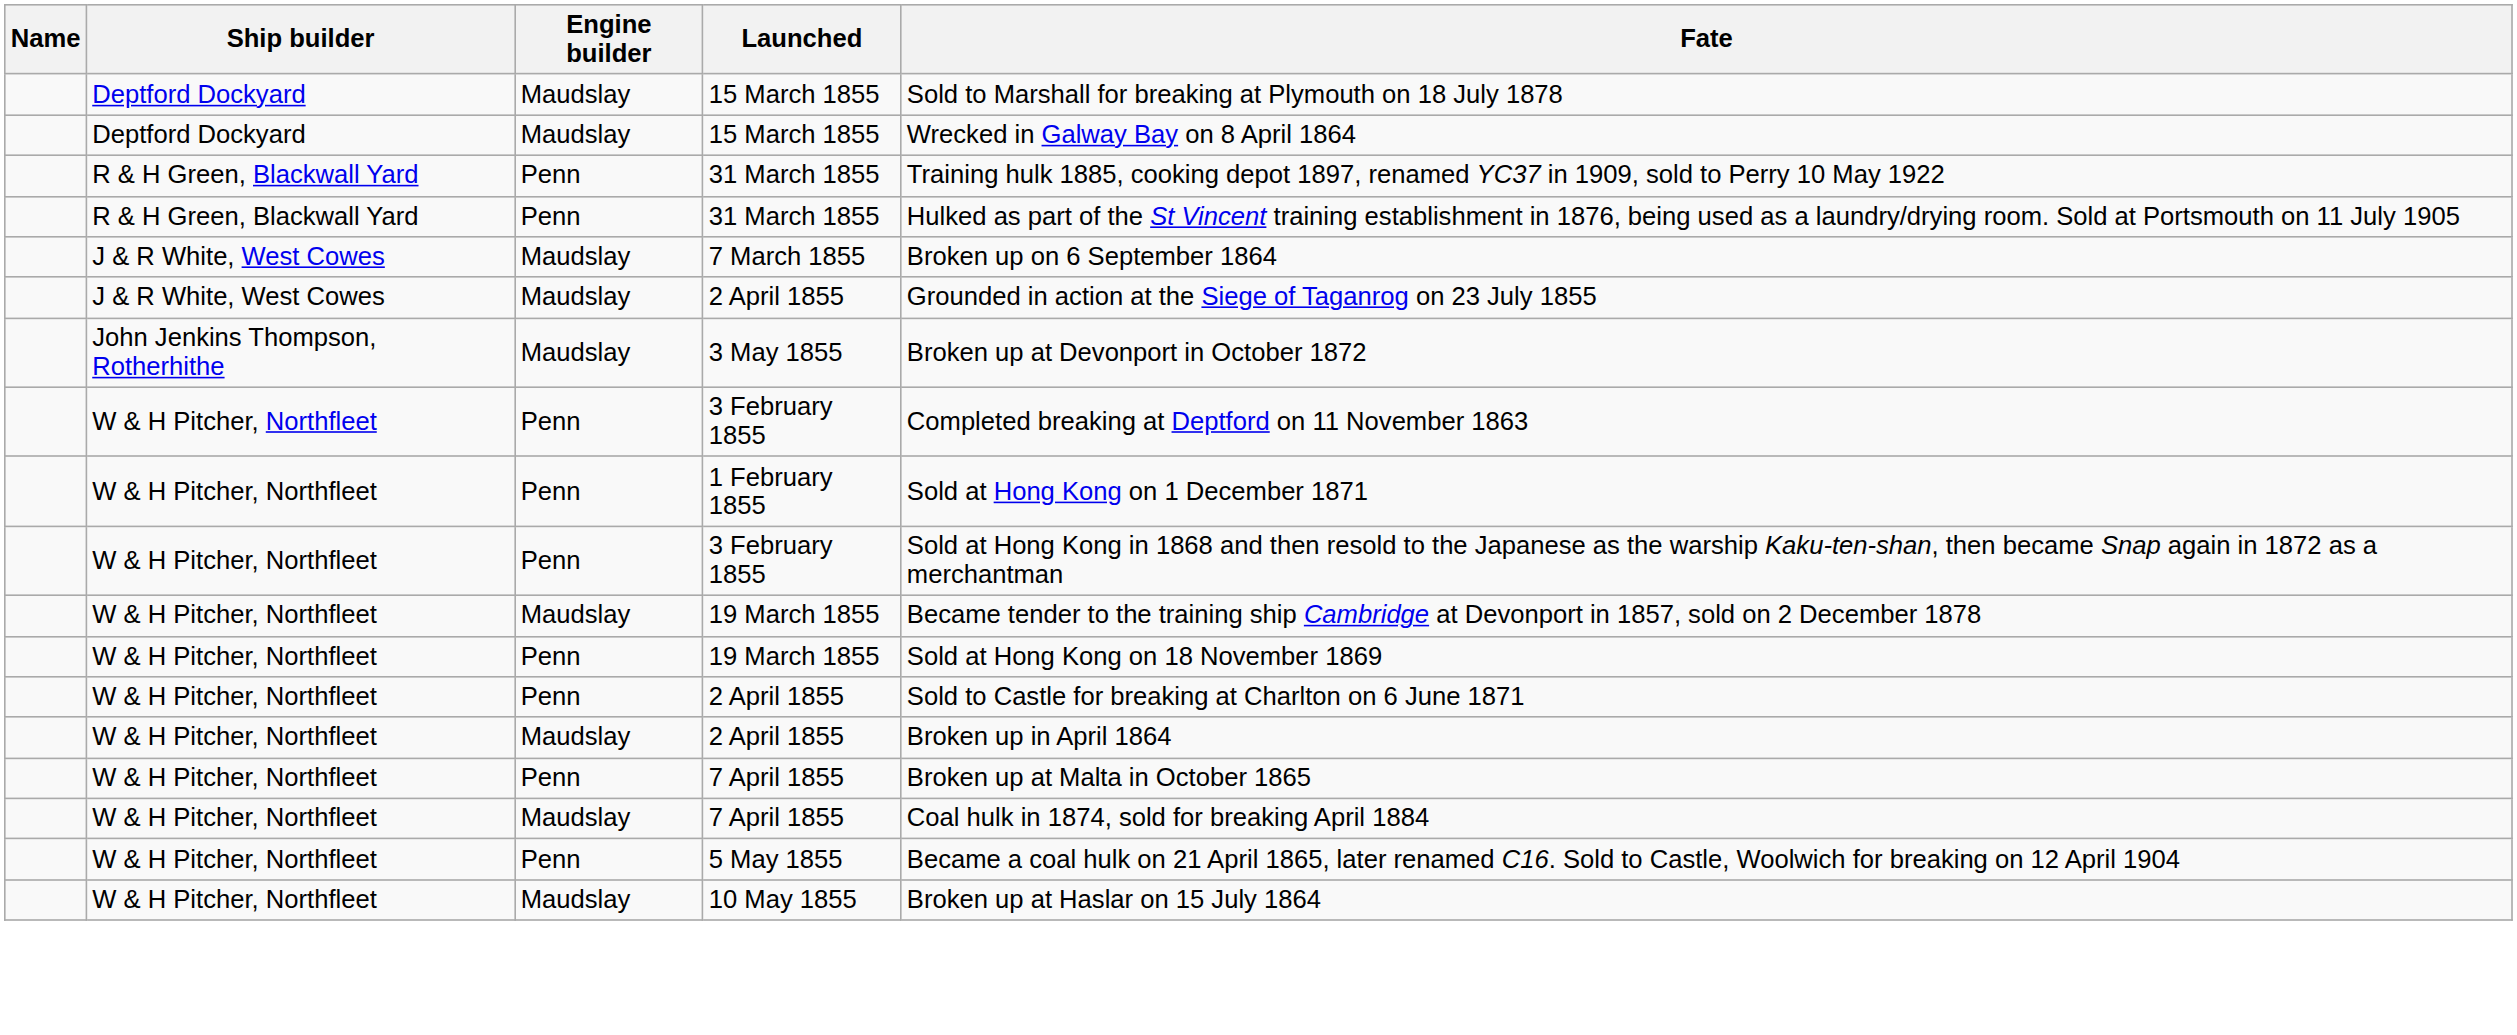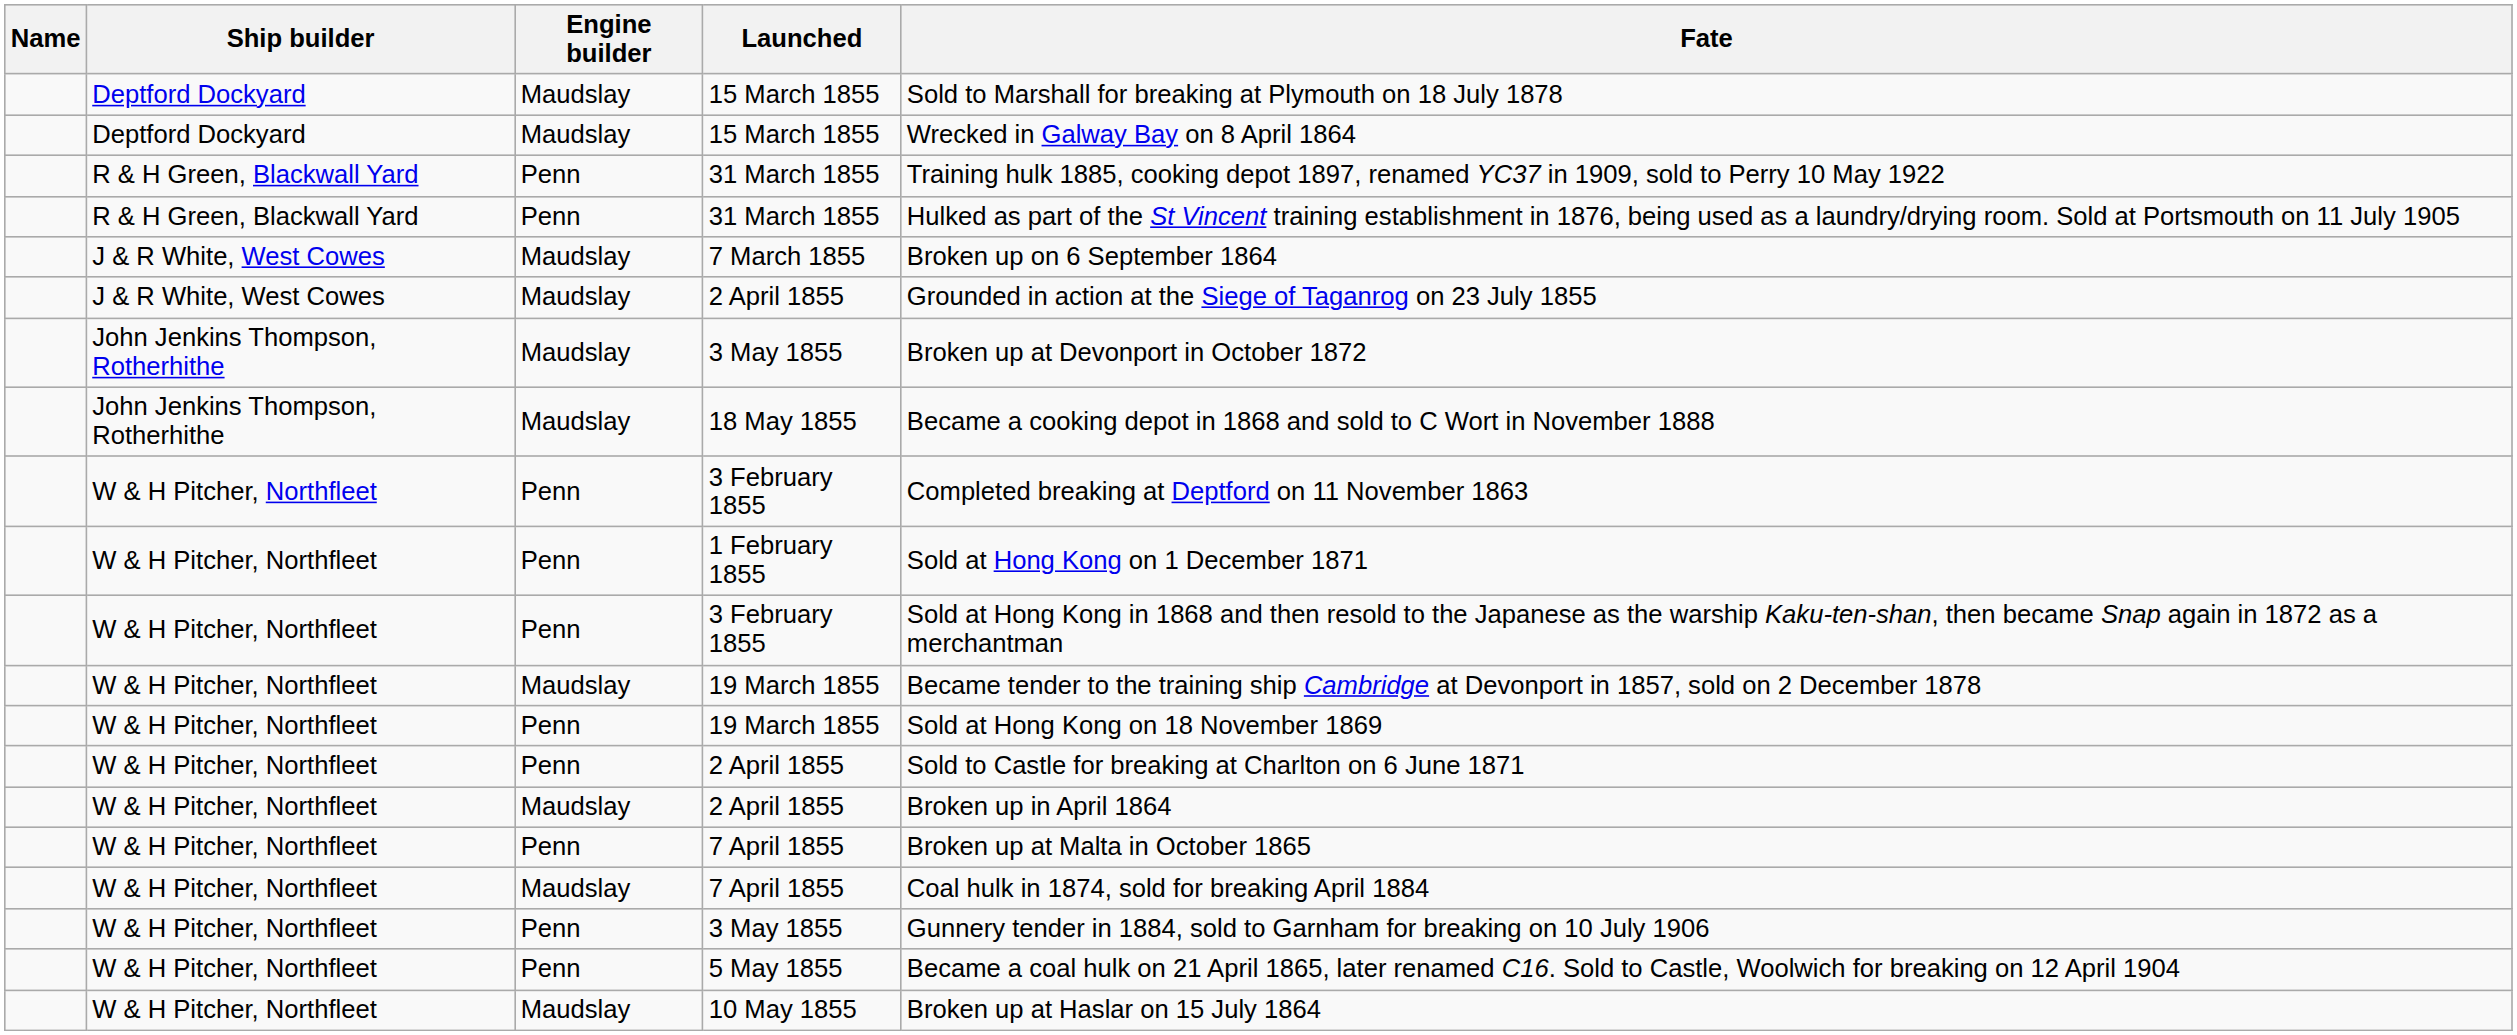+ row: (576, 421)
+ row: (551, 928)
